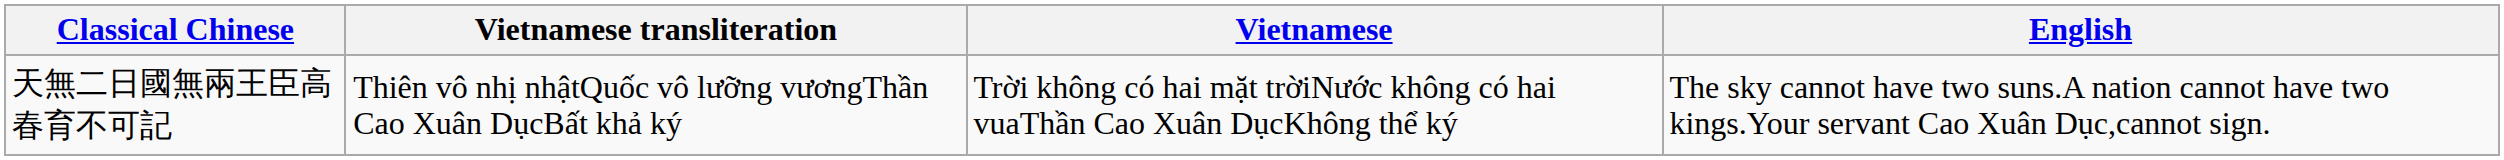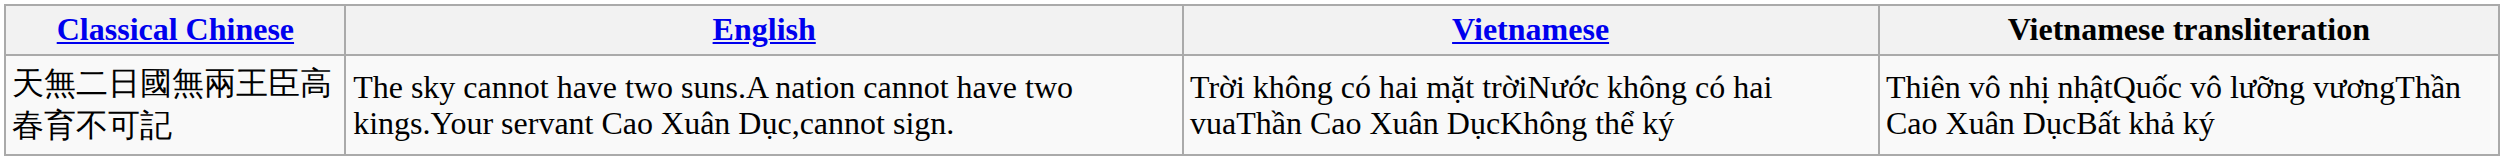columns swapped: (656, 29) <-> (2081, 29)
